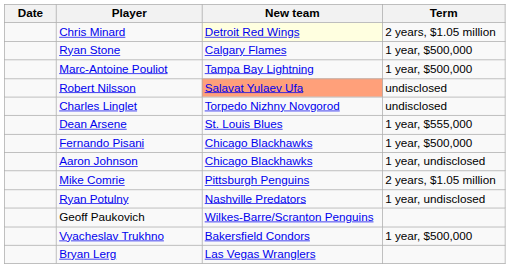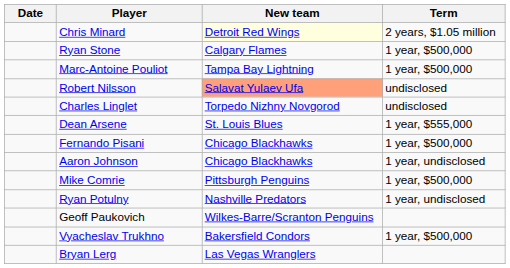(440, 180) 2 years, $1.05 million -> (429, 180) 1 year, $500,000
